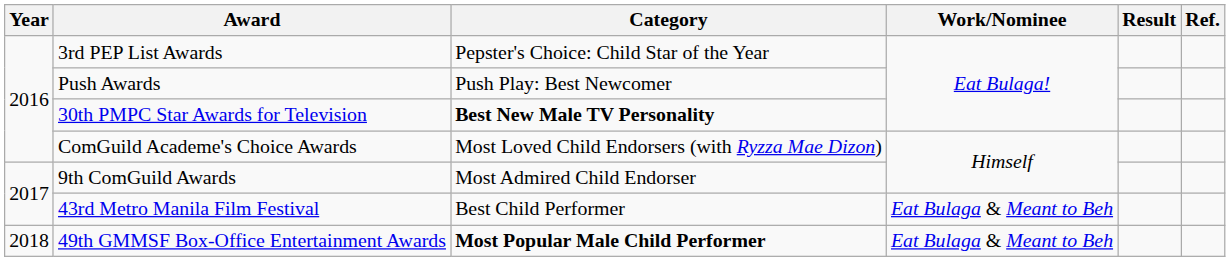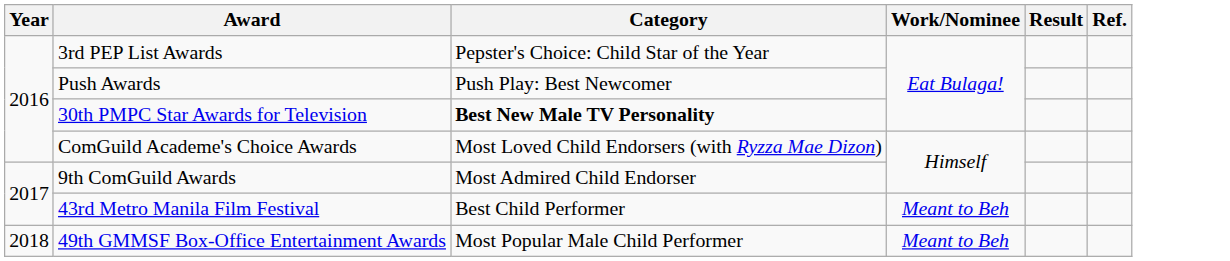(1002, 209) Eat Bulaga & Meant to Beh -> (955, 209) Meant to Beh
(610, 240) bold -> (599, 240) normal
(1002, 240) Eat Bulaga & Meant to Beh -> (955, 240) Meant to Beh
